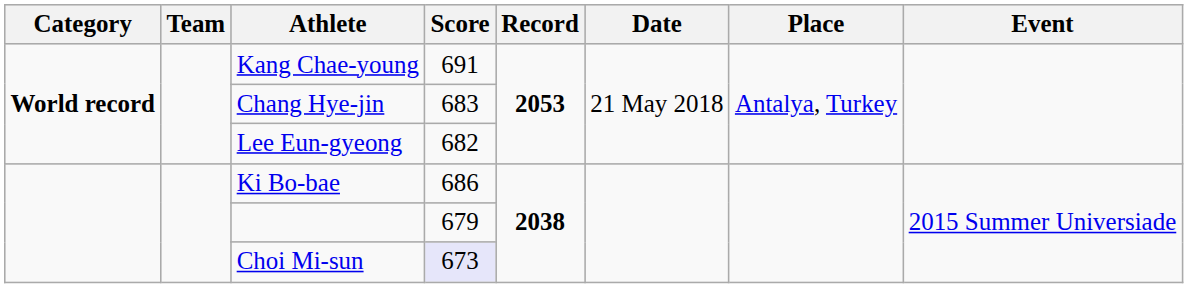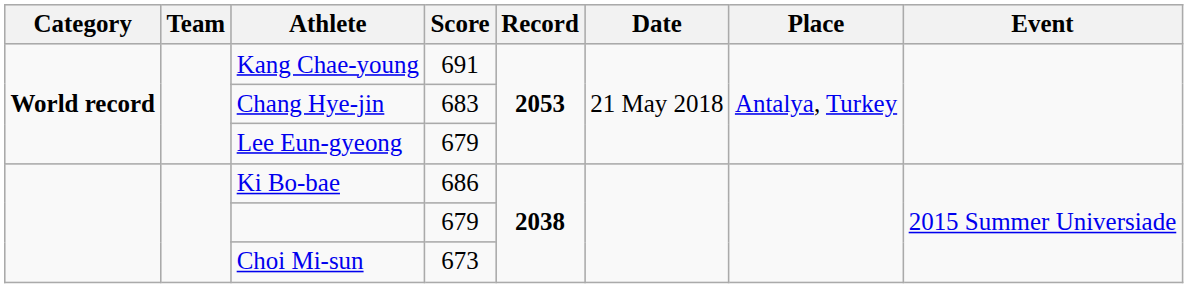(460, 143) 682 -> (460, 143) 679
(460, 261) lavender background -> (460, 261) no background
